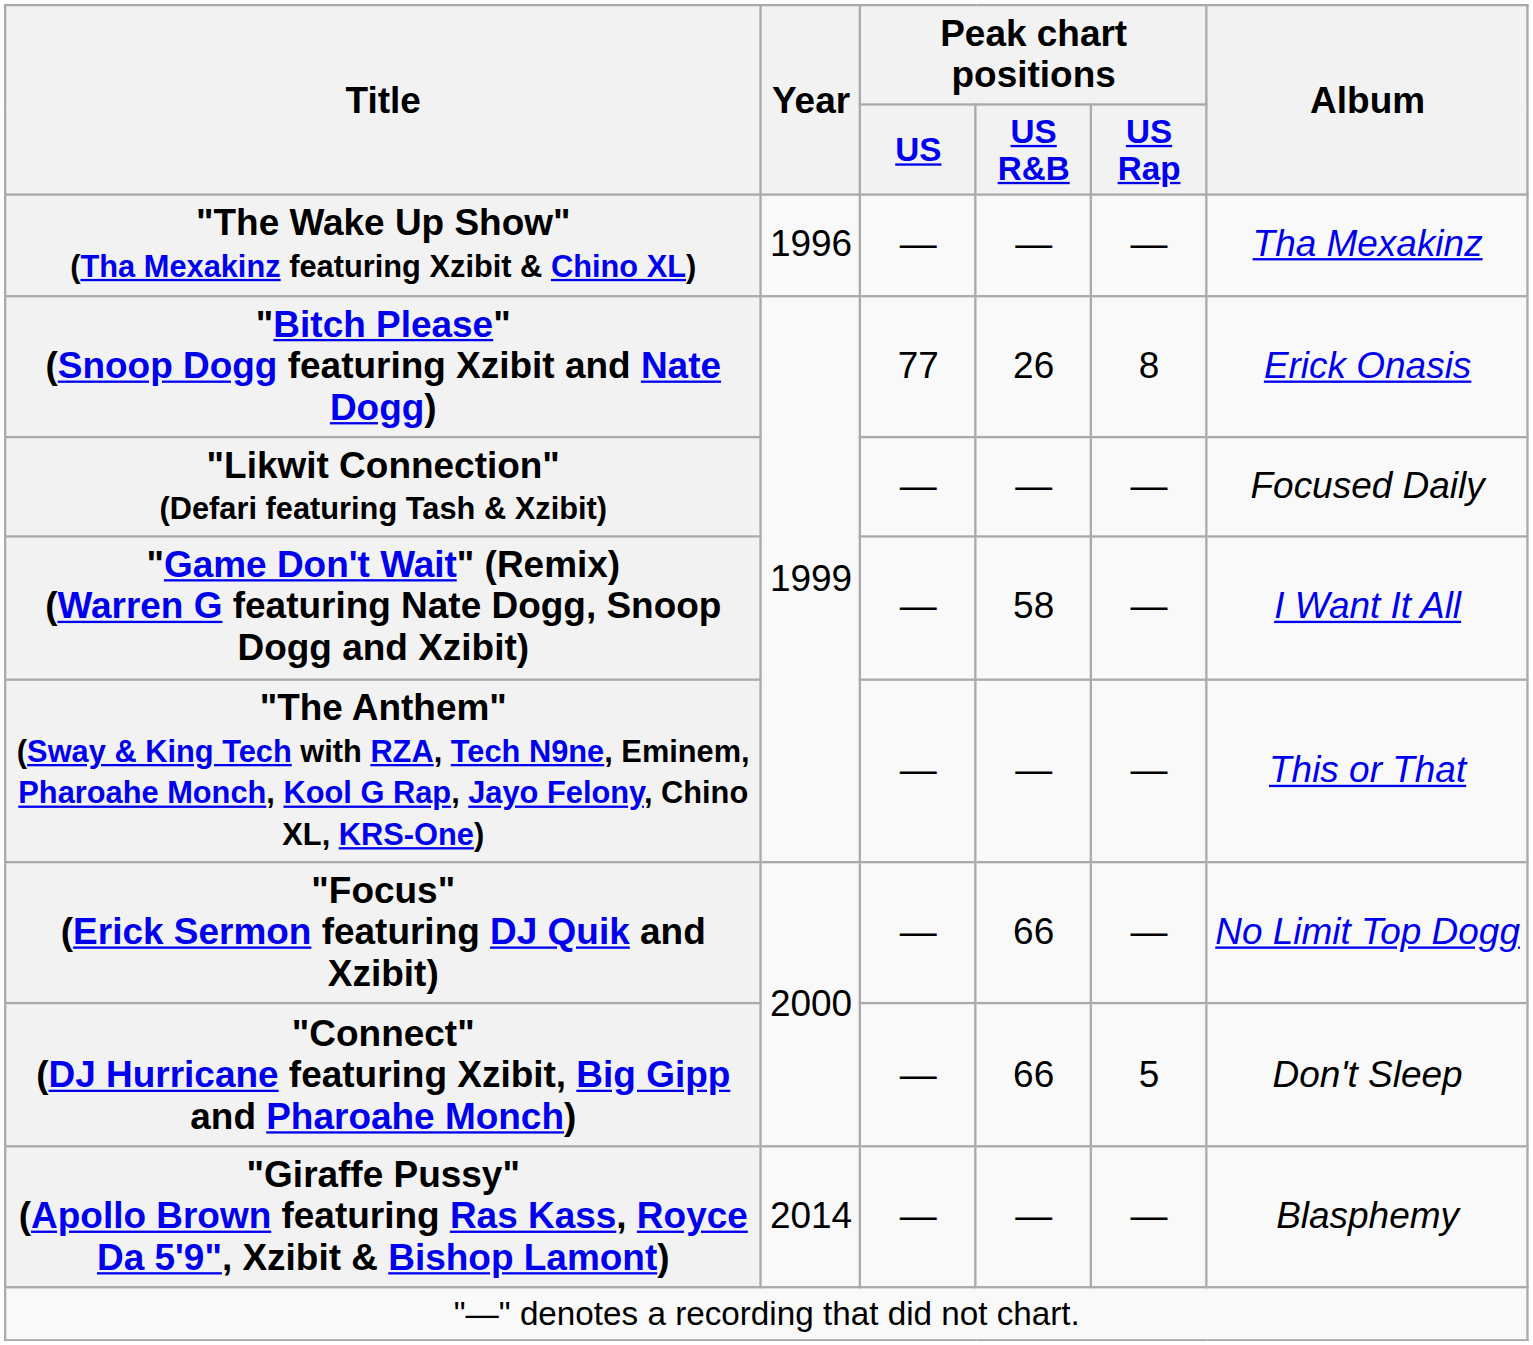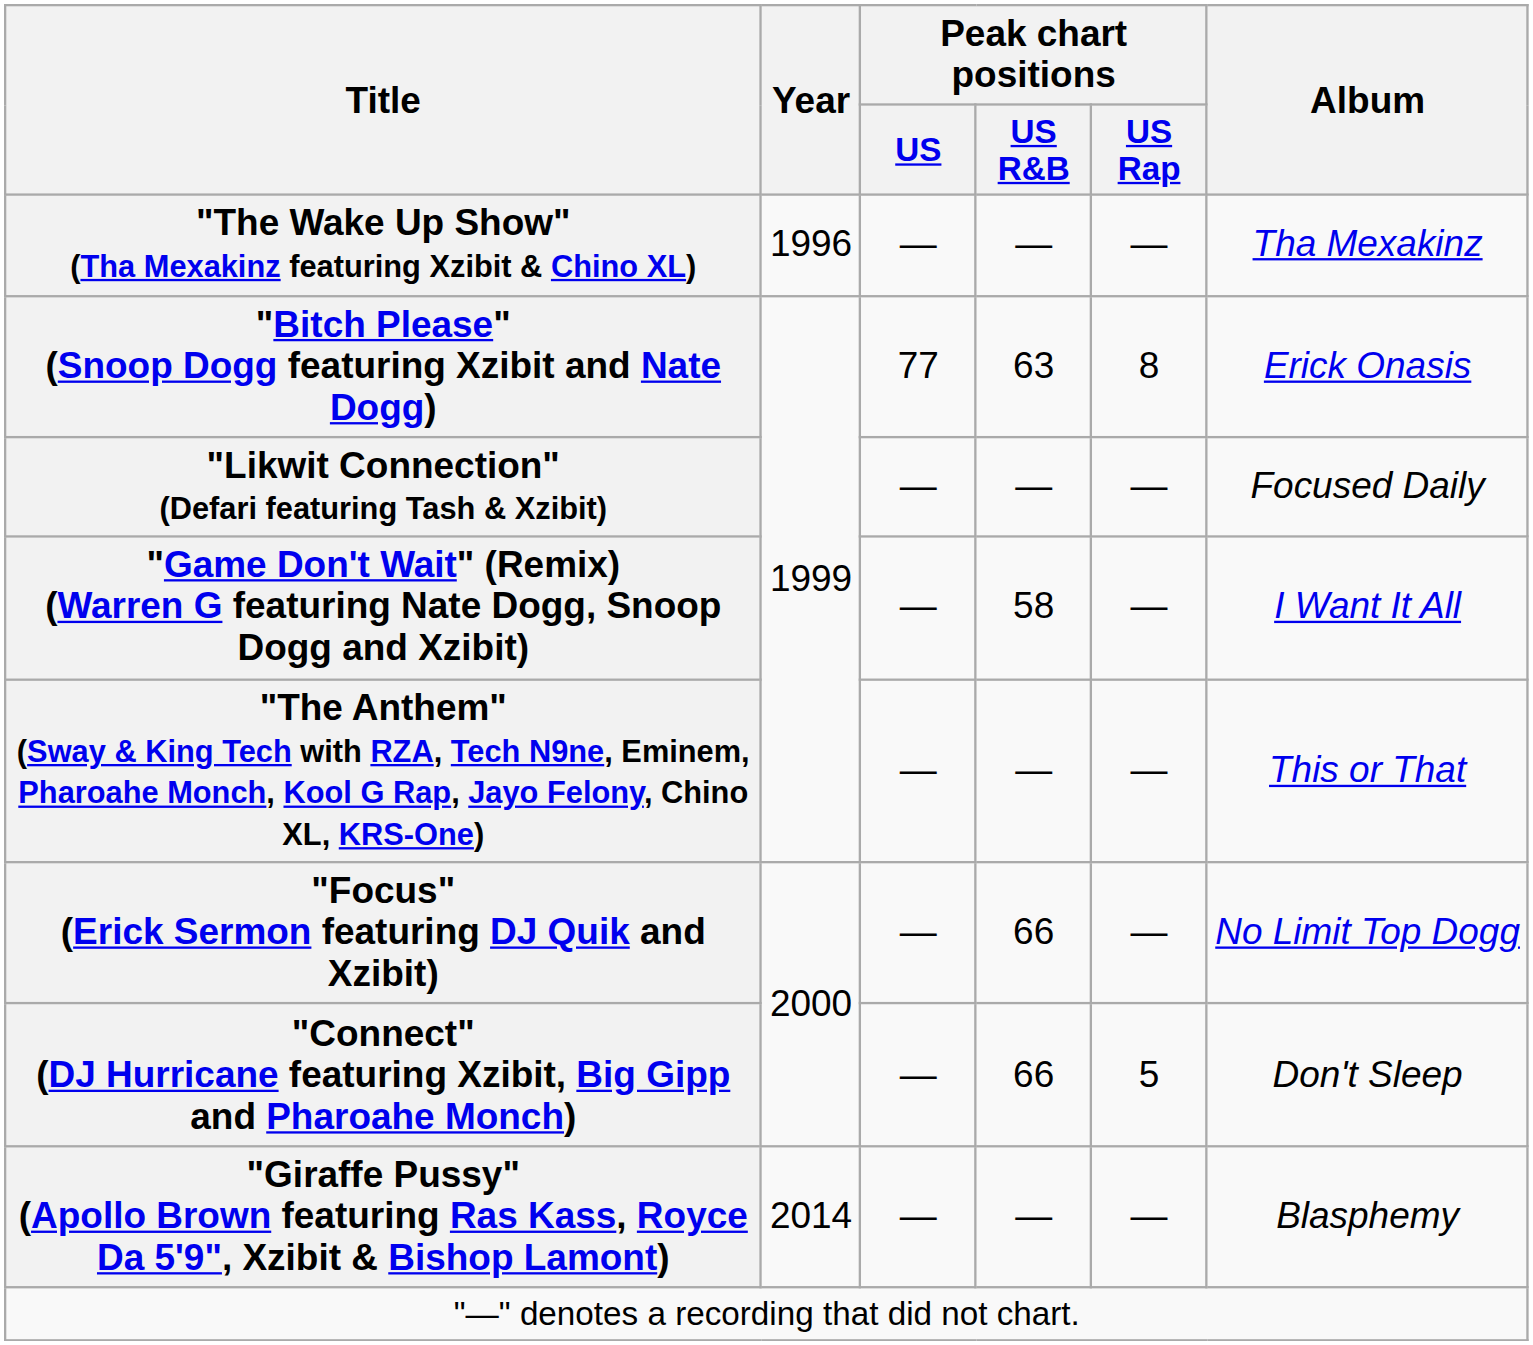(1034, 365) 26 -> (1034, 365) 63
